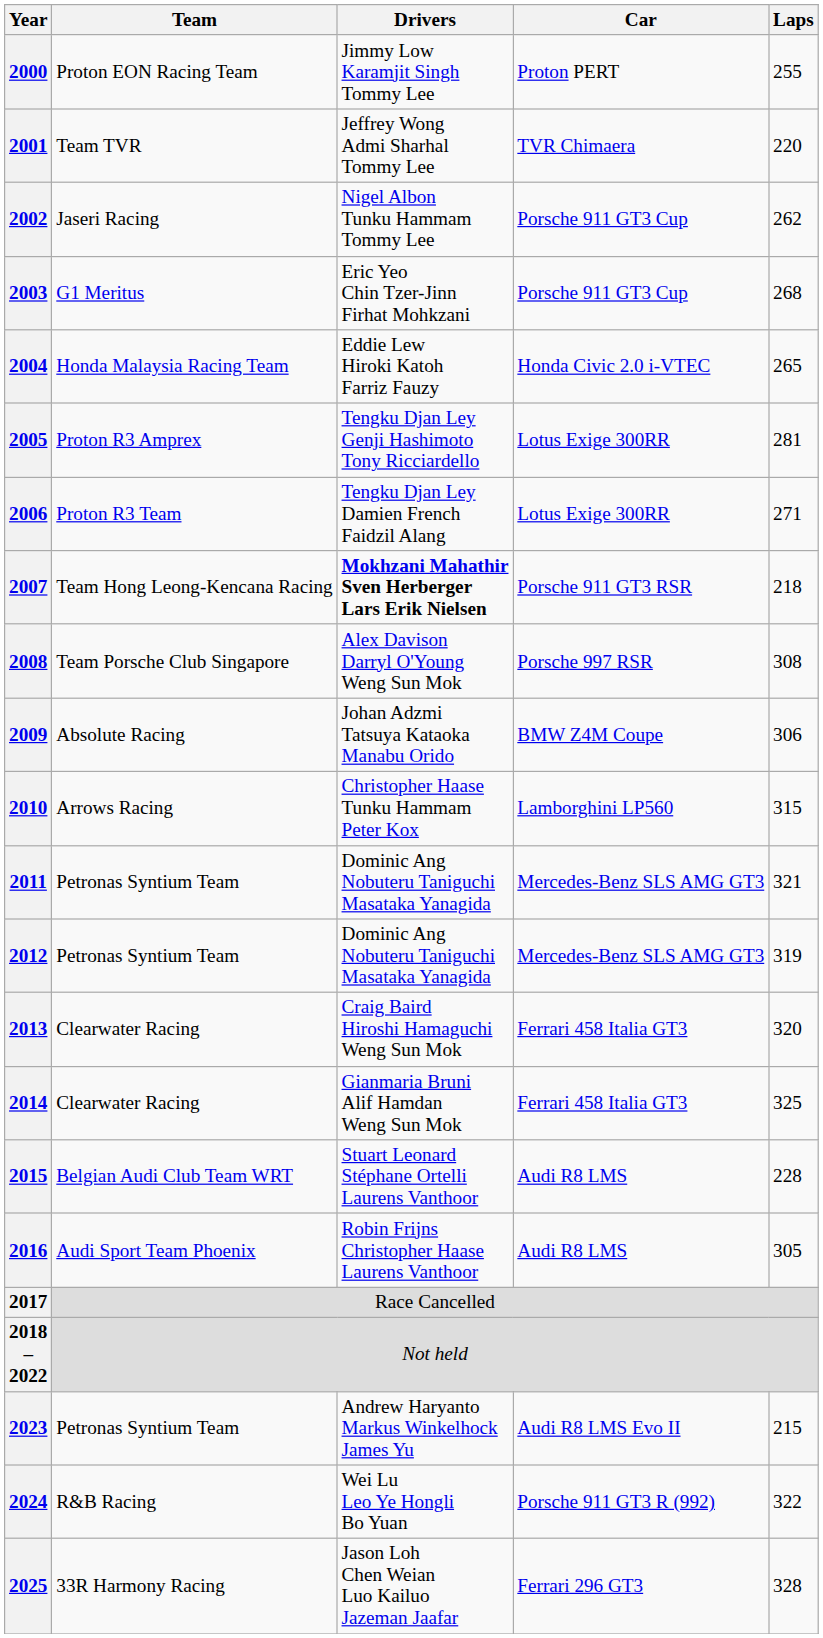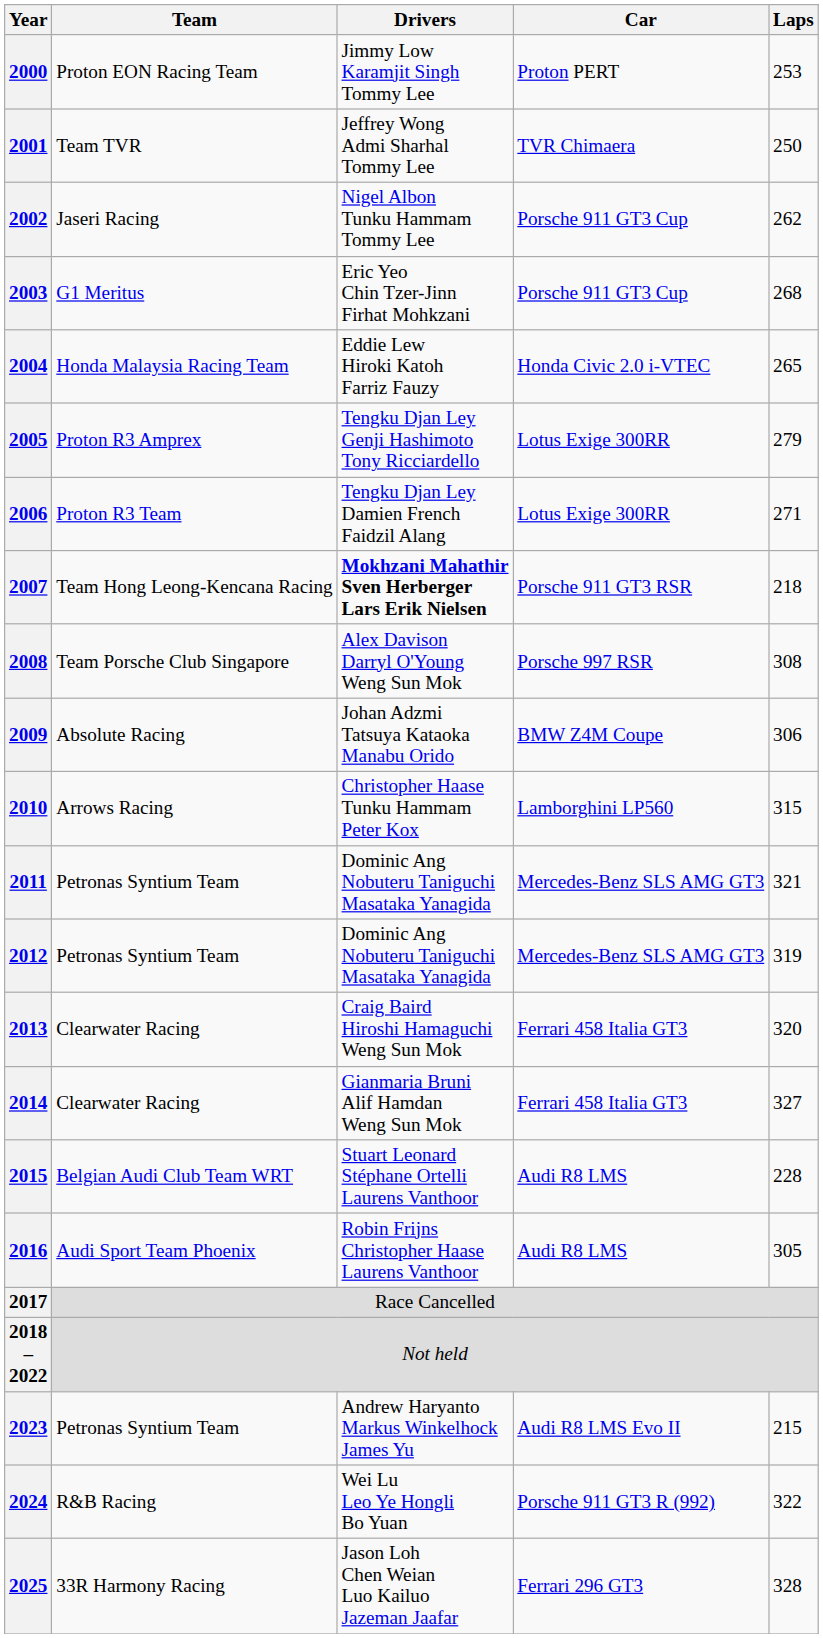(787, 71) 255 -> (787, 71) 253
(787, 145) 220 -> (787, 145) 250
(787, 440) 281 -> (787, 440) 279
(787, 1102) 325 -> (787, 1102) 327
